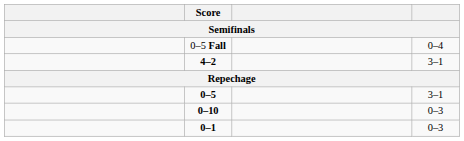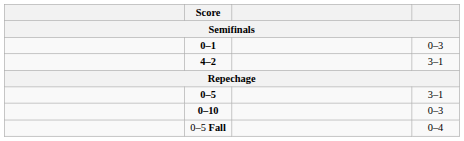rows swapped: (208, 45) <-> (208, 128)
